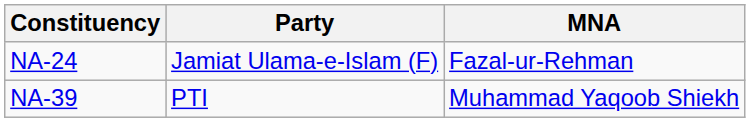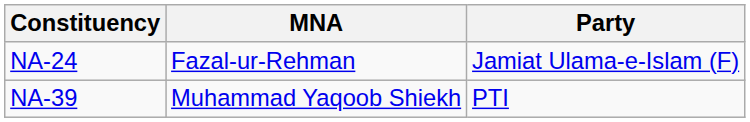columns swapped: (594, 23) <-> (305, 23)
